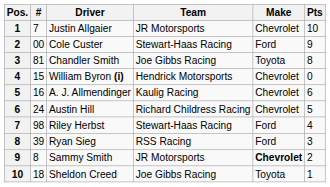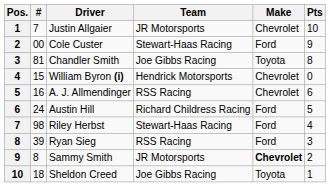(167, 93) Kaulig Racing -> (163, 93) RSS Racing
(277, 109) Chevrolet -> (266, 109) Ford
